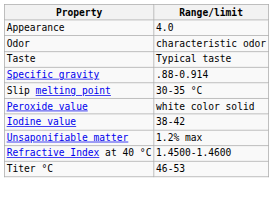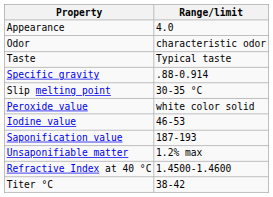(171, 122) 38-42 -> (171, 122) 46-53
+ row: (65, 138)
(171, 169) 46-53 -> (171, 185) 38-42
